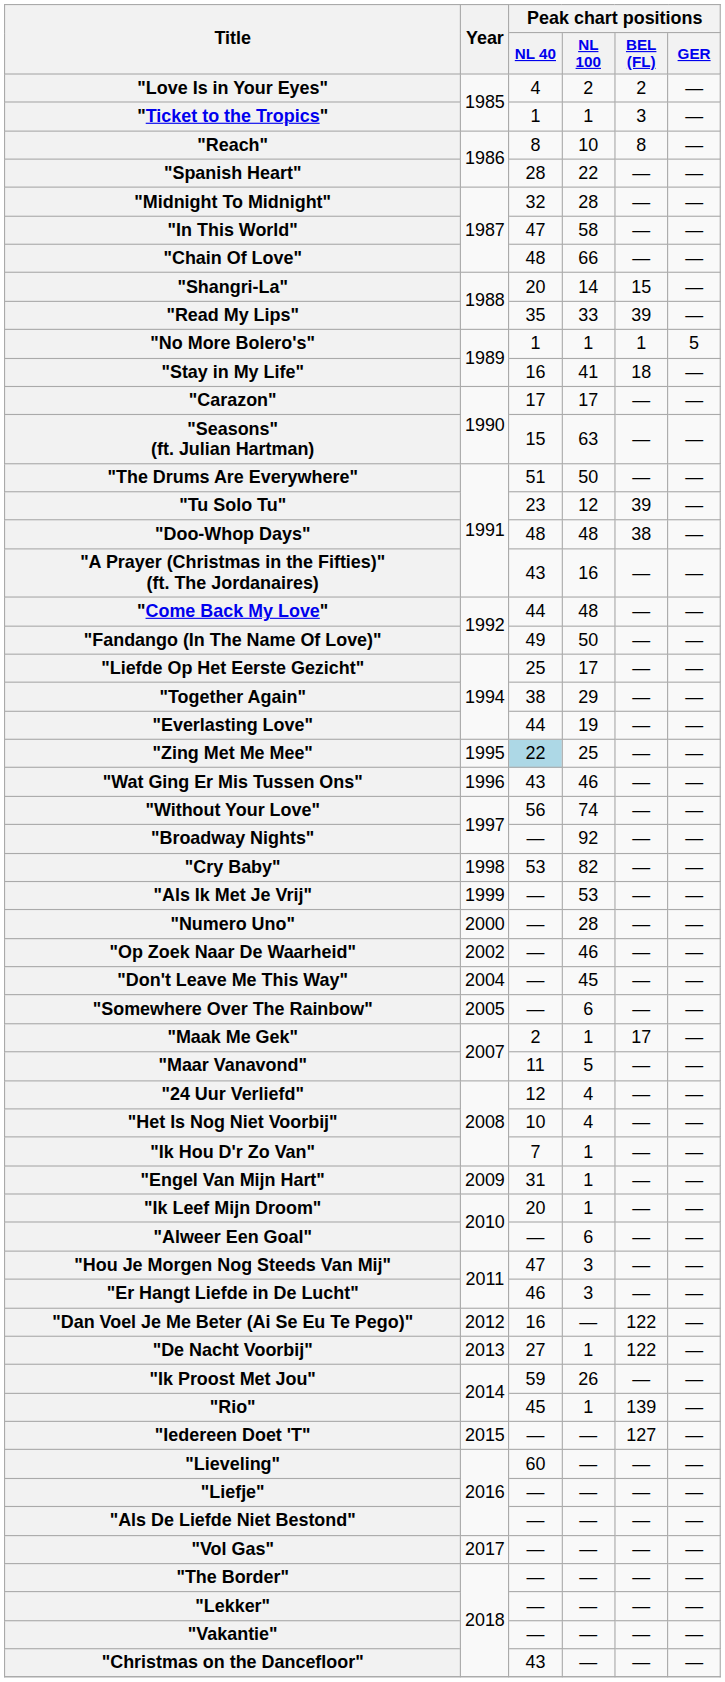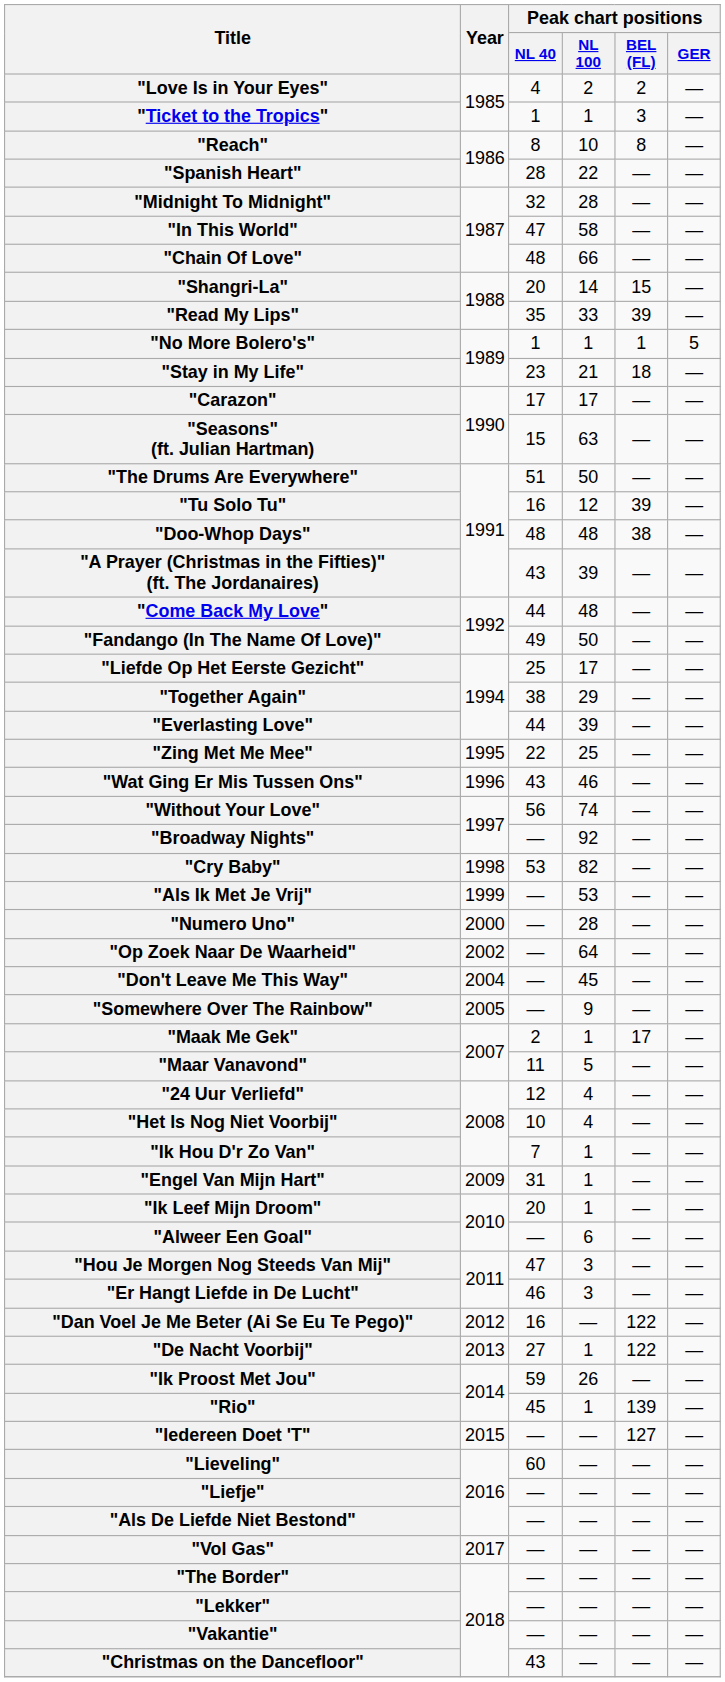(535, 372) 16 -> (535, 372) 23
(588, 372) 41 -> (588, 372) 21
(535, 505) 23 -> (535, 505) 16
(588, 572) 16 -> (588, 572) 39
(588, 725) 19 -> (588, 725) 39
(535, 753) lightblue background -> (535, 753) no background
(588, 952) 46 -> (588, 952) 64
(588, 1009) 6 -> (588, 1009) 9
